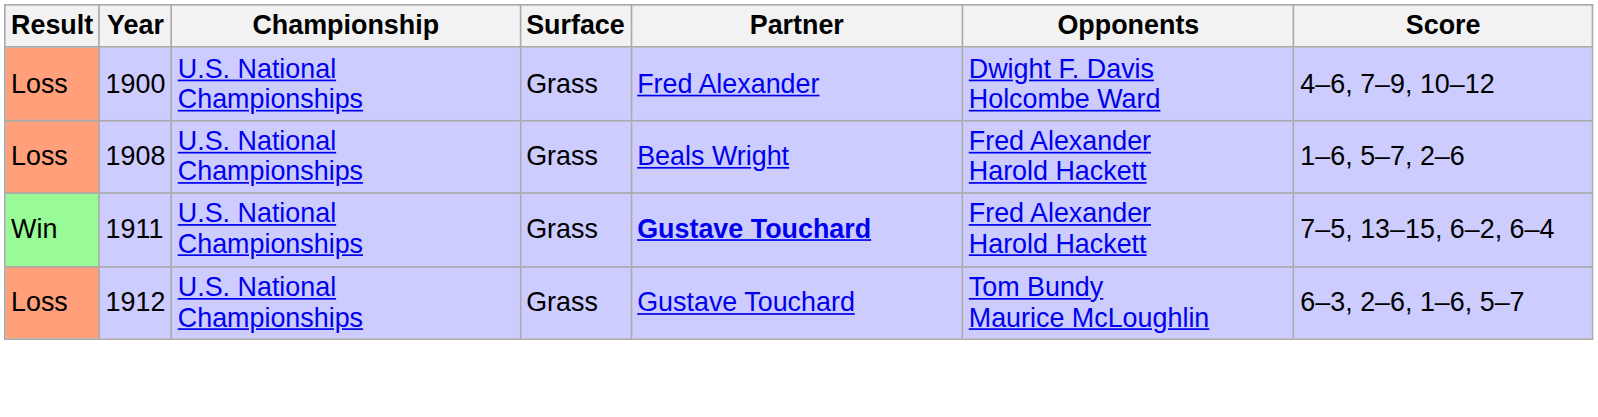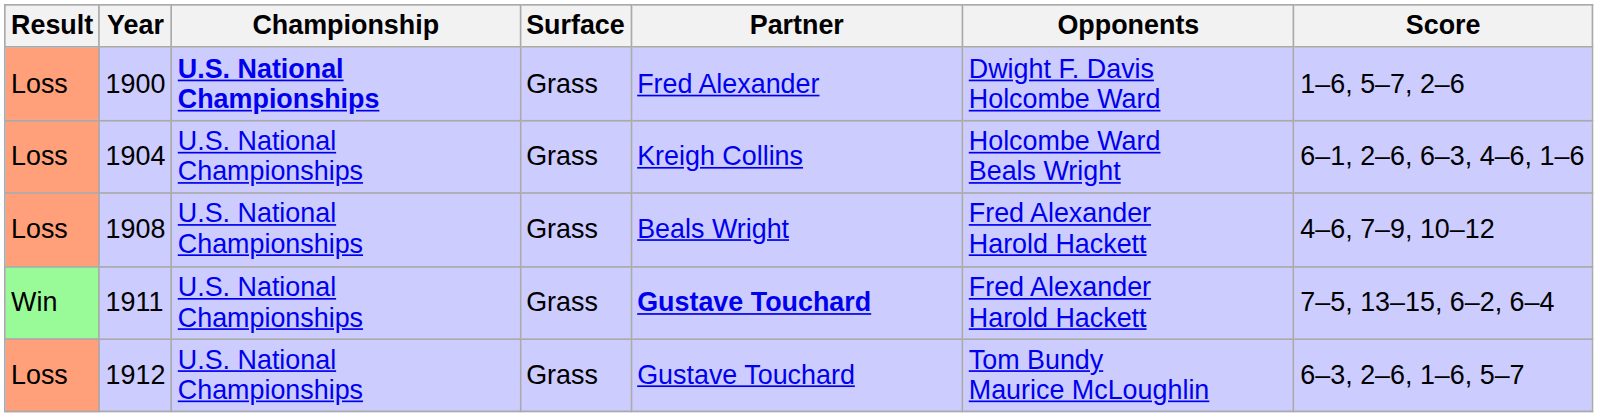(270, 83) normal -> (279, 83) bold
(1398, 83) 4–6, 7–9, 10–12 -> (1383, 83) 1–6, 5–7, 2–6
+ row: (135, 156)
(1383, 156) 1–6, 5–7, 2–6 -> (1398, 229) 4–6, 7–9, 10–12
